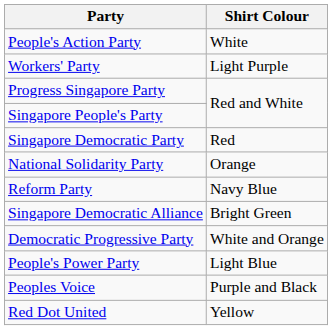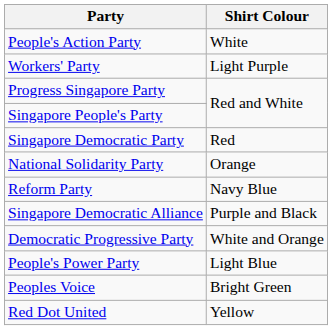(251, 213) Bright Green -> (263, 213) Purple and Black
(263, 287) Purple and Black -> (251, 287) Bright Green
